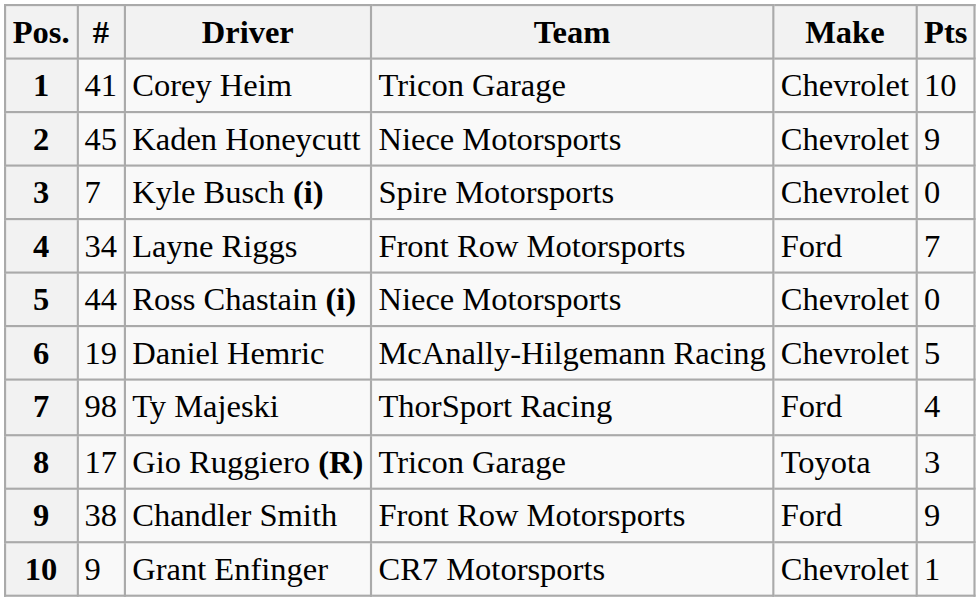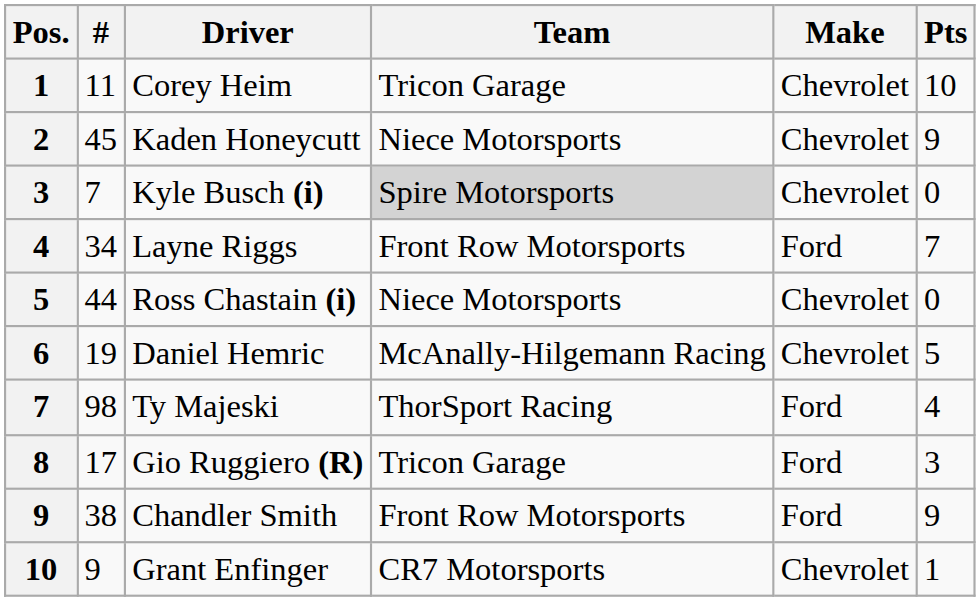(101, 85) 41 -> (100, 85) 11
(496, 192) no background -> (496, 192) lightgrey background
(826, 460) Toyota -> (811, 460) Ford
